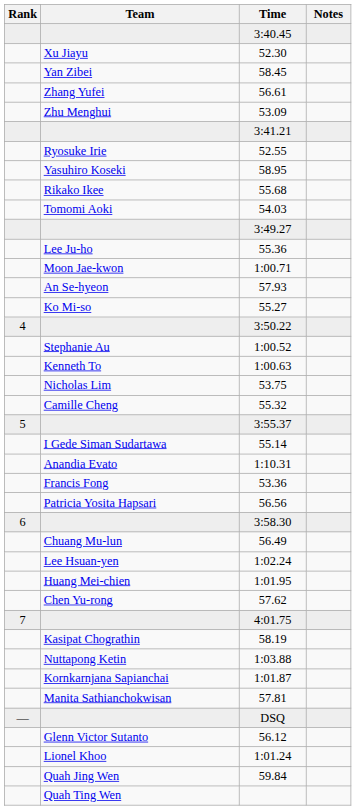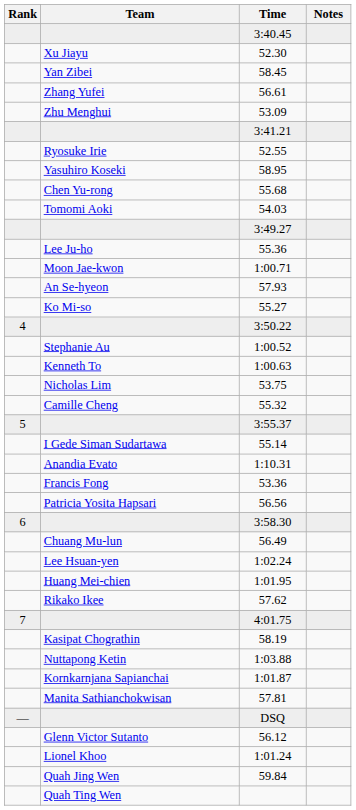(74, 190) Rikako Ikee -> (78, 190) Chen Yu-rong
(78, 600) Chen Yu-rong -> (74, 600) Rikako Ikee
